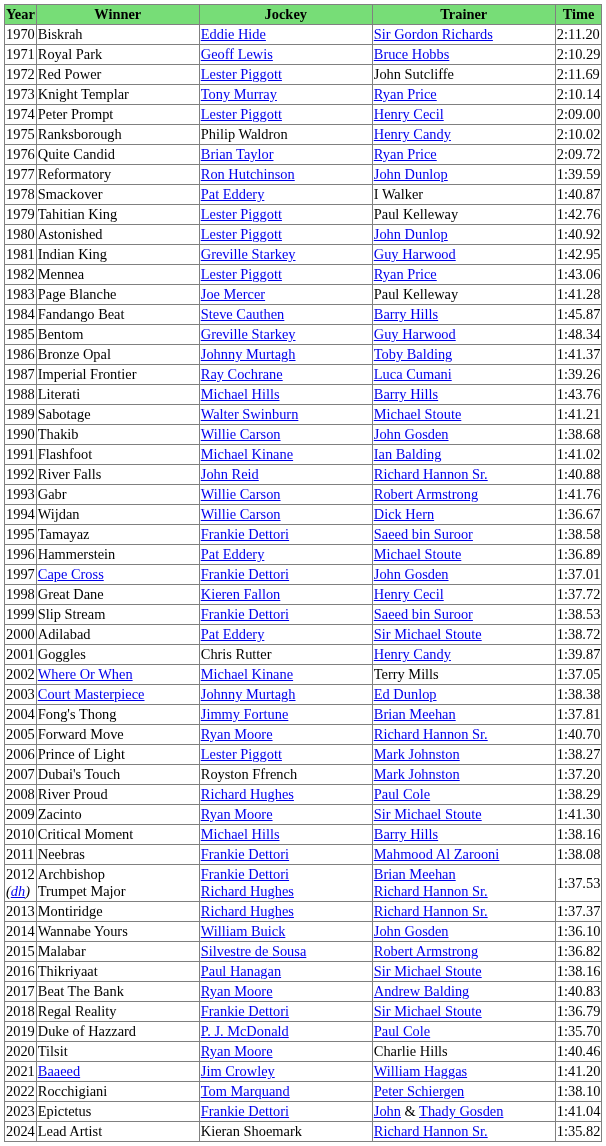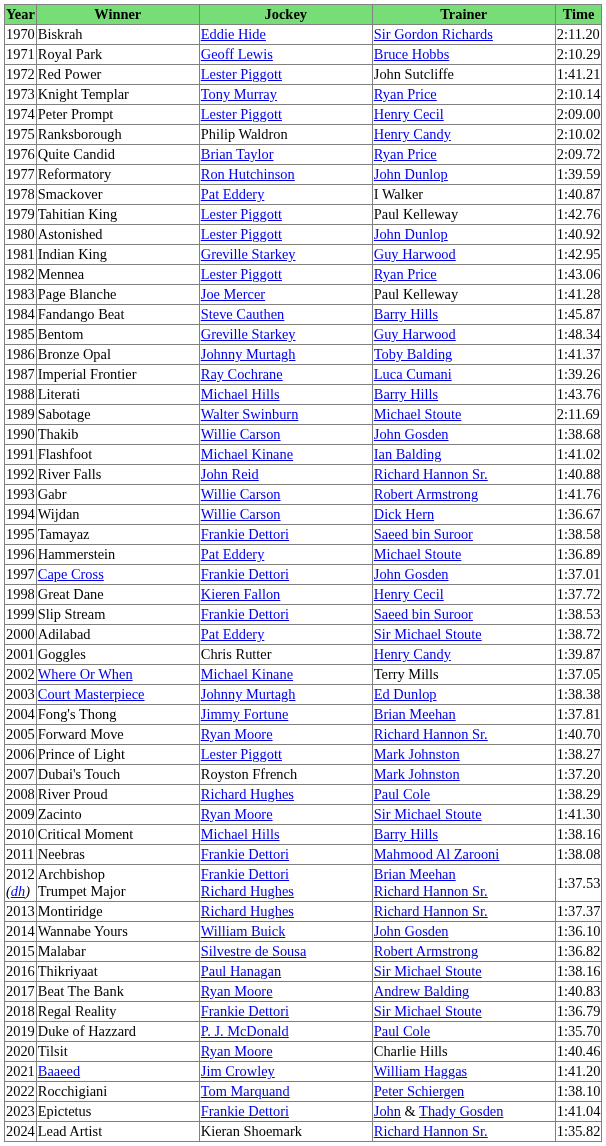(578, 74) 2:11.69 -> (579, 74) 1:41.21
(579, 414) 1:41.21 -> (578, 414) 2:11.69
